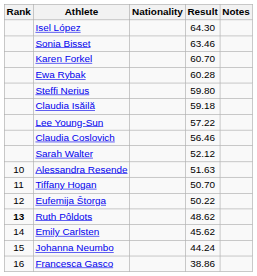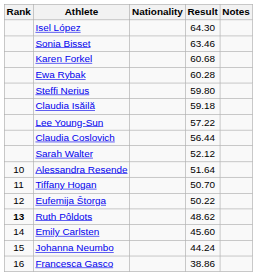(203, 59) 60.70 -> (203, 59) 60.68
(203, 138) 56.46 -> (203, 138) 56.44
(203, 169) 51.63 -> (203, 169) 51.64
(203, 232) 45.62 -> (203, 232) 45.60
